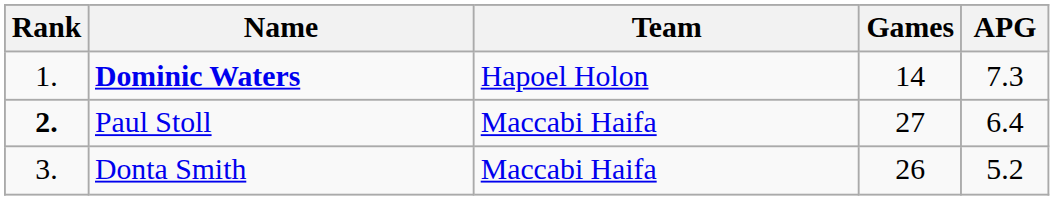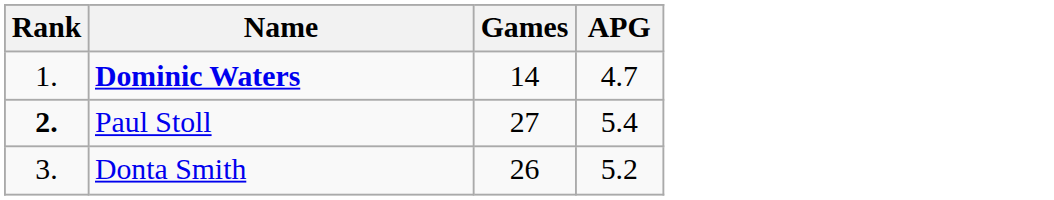- column: (667, 28)
(1005, 75) 7.3 -> (619, 75) 4.7
(1005, 122) 6.4 -> (619, 122) 5.4
